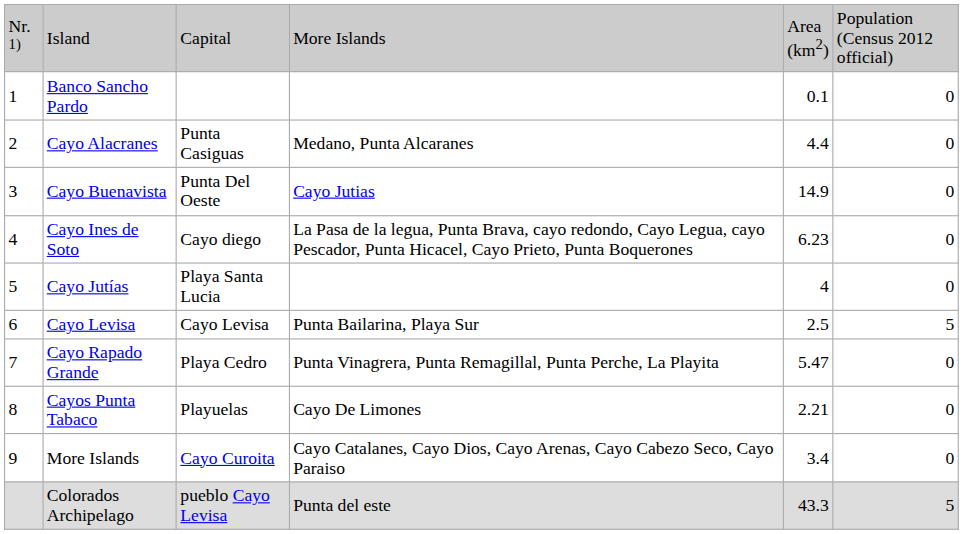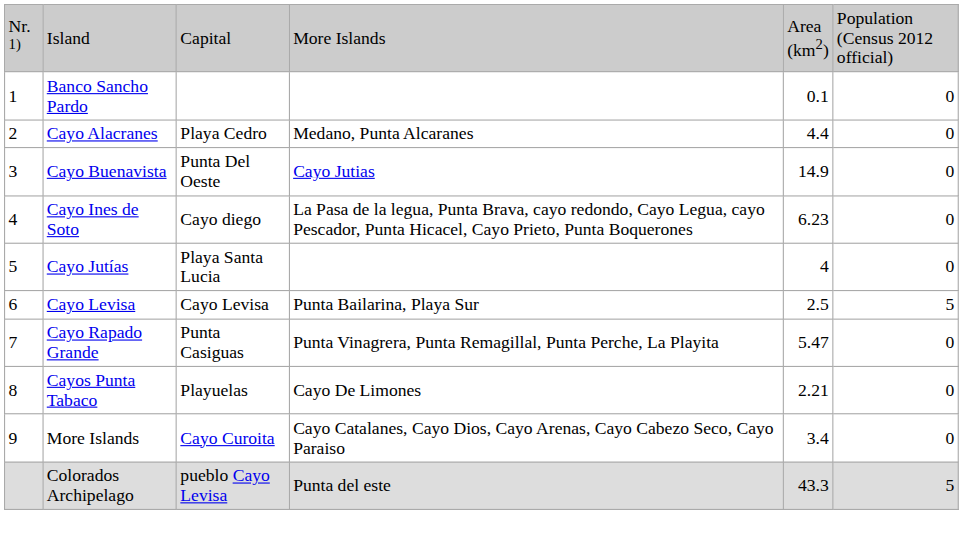(212, 143) Punta Casiguas -> (224, 133) Playa Cedro
(224, 362) Playa Cedro -> (212, 342) Punta Casiguas
